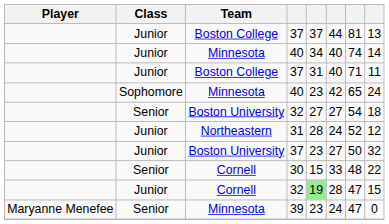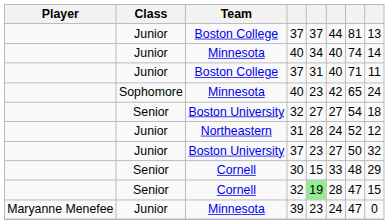(374, 170) 22 -> (374, 170) 29
(151, 190) Junior -> (151, 190) Senior
(151, 209) Senior -> (151, 209) Junior
